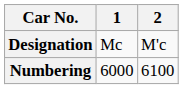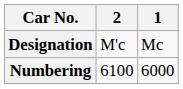columns swapped: (117, 17) <-> (158, 17)
